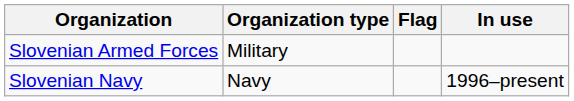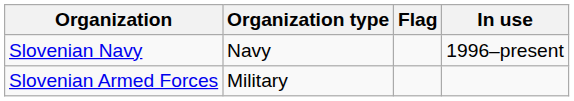rows swapped: (114, 50) <-> (76, 80)
